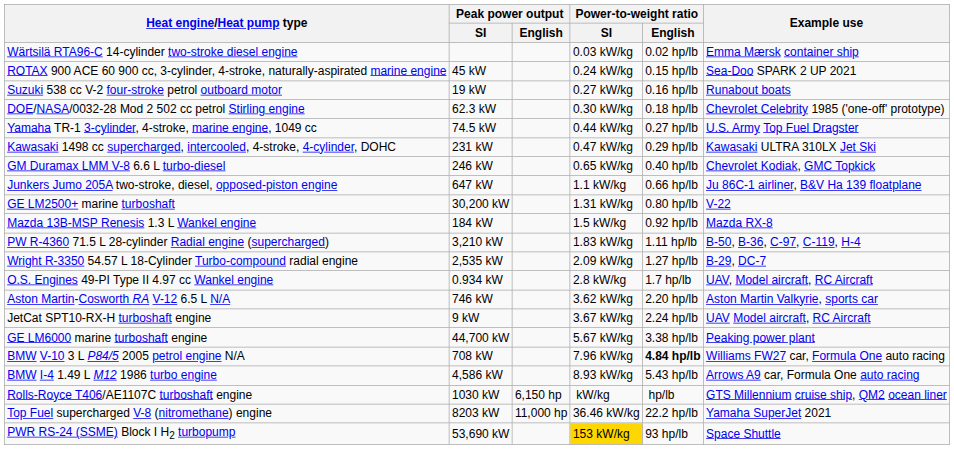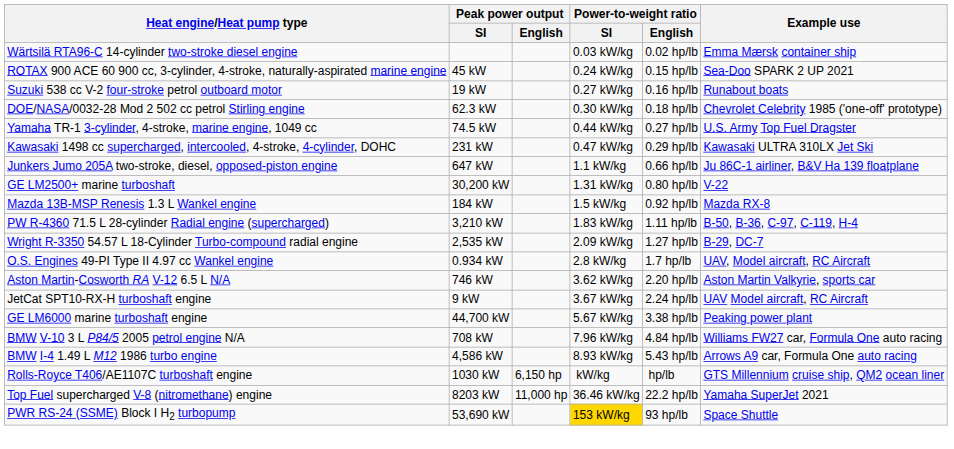- row: (116, 166)
(673, 356) bold -> (672, 337) normal
